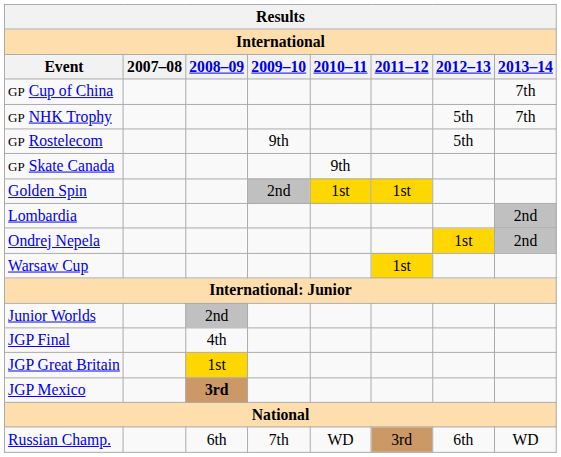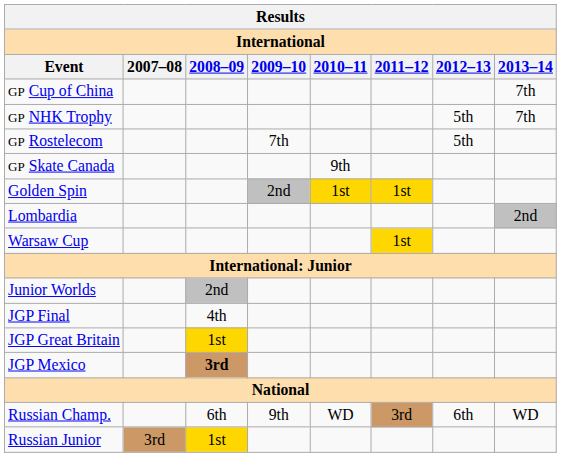(279, 141) 9th -> (279, 141) 7th
- row: (54, 240)
(279, 439) 7th -> (279, 414) 9th
+ row: (54, 439)
